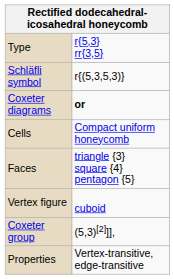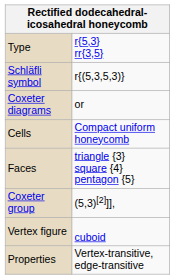(80, 105) bold -> (79, 105) normal
rows swapped: (37, 203) <-> (26, 231)
